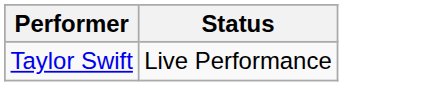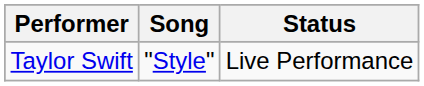+ column: (179, 23)
